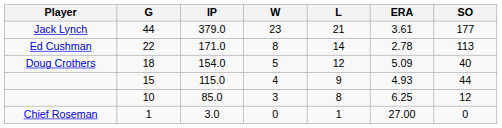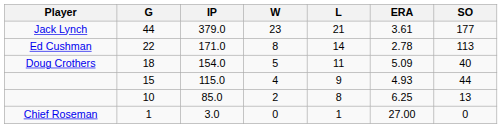(339, 64) 12 -> (339, 64) 11
(275, 98) 3 -> (275, 98) 2
(465, 98) 12 -> (465, 98) 13
